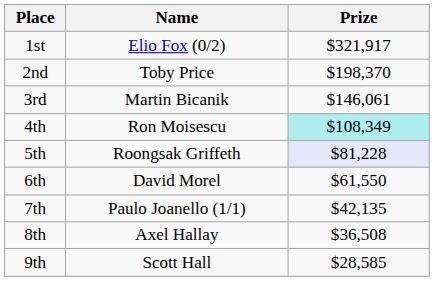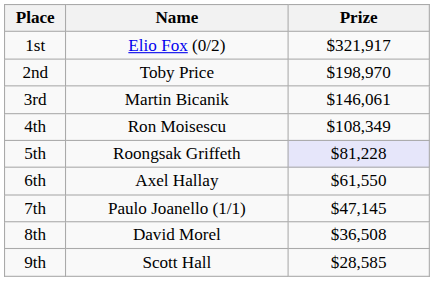(359, 72) $198,370 -> (359, 72) $198,970
(359, 126) paleturquoise background -> (359, 126) no background
(177, 180) David Morel -> (177, 180) Axel Hallay
(359, 208) $42,135 -> (359, 208) $47,145
(177, 235) Axel Hallay -> (177, 235) David Morel
